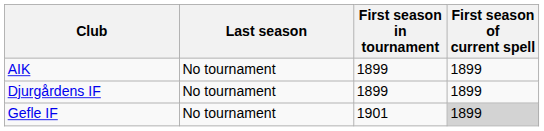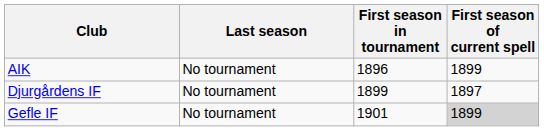(372, 69) 1899 -> (372, 69) 1896
(466, 92) 1899 -> (466, 92) 1897
